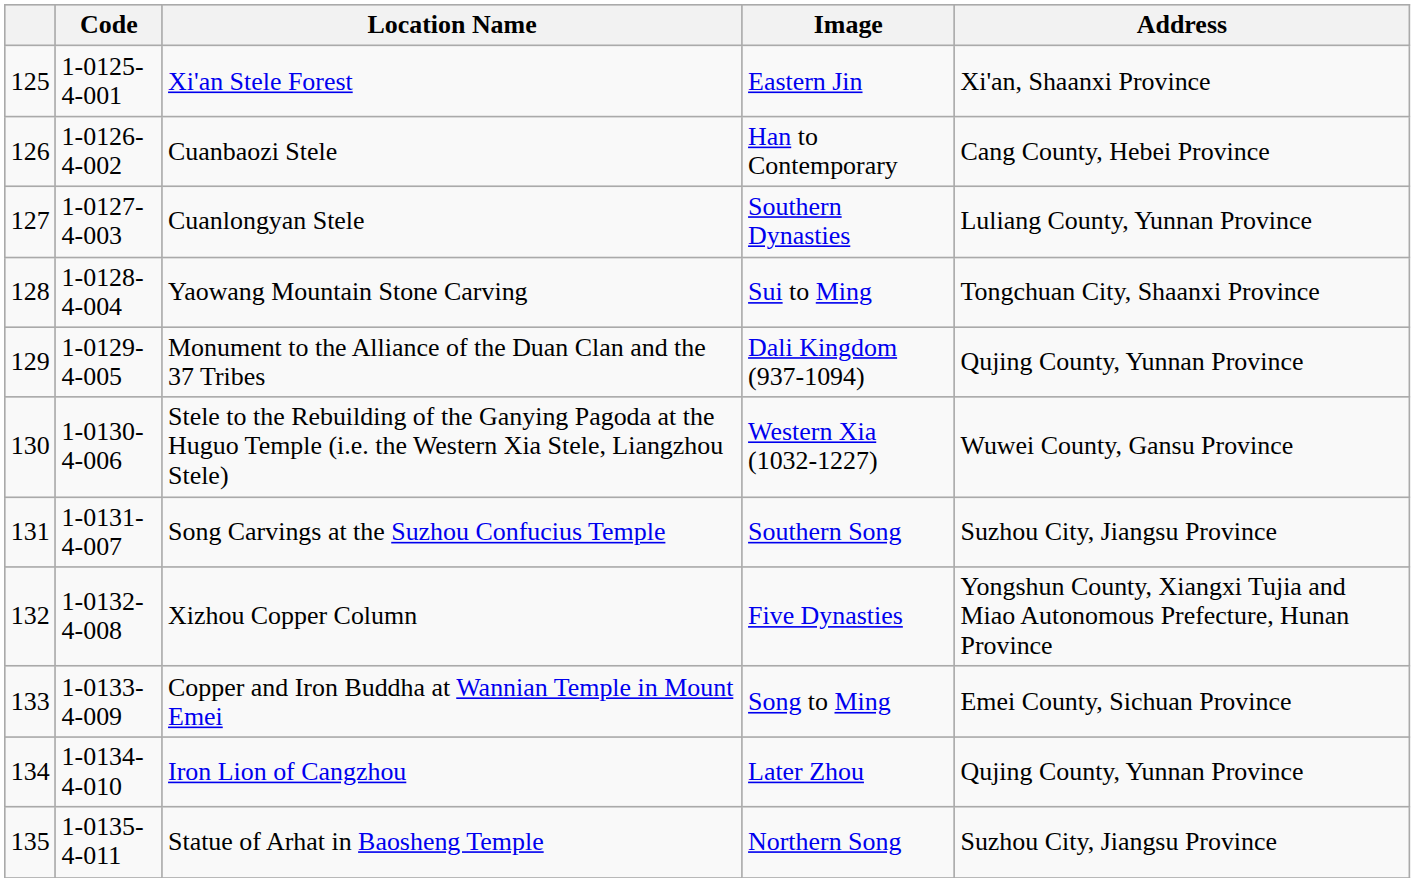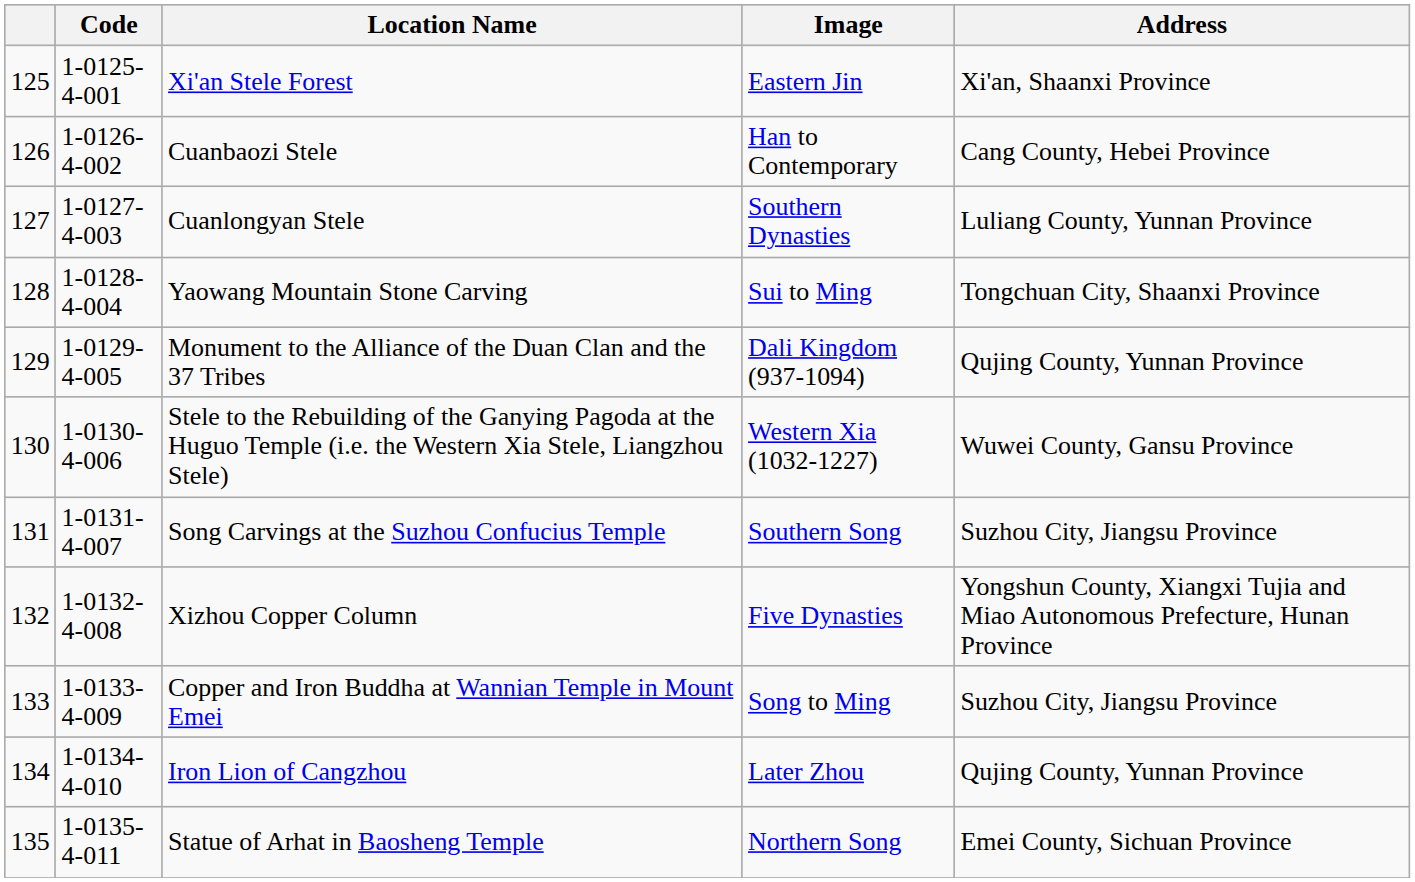(1126, 701) Emei County, Sichuan Province -> (1119, 701) Suzhou City, Jiangsu Province
(1119, 841) Suzhou City, Jiangsu Province -> (1126, 841) Emei County, Sichuan Province
